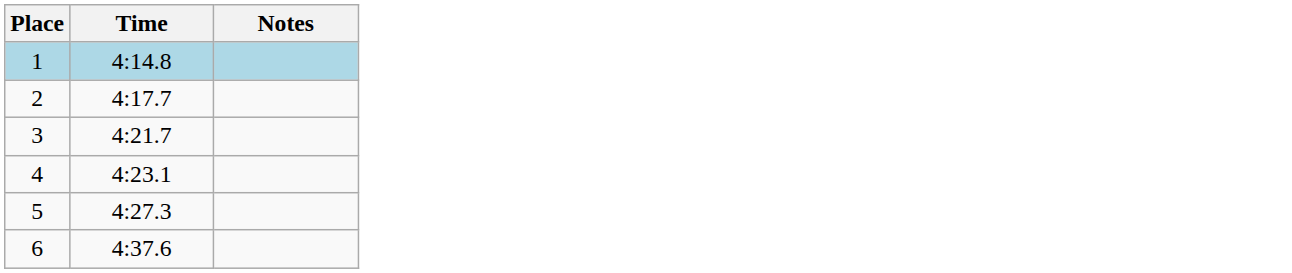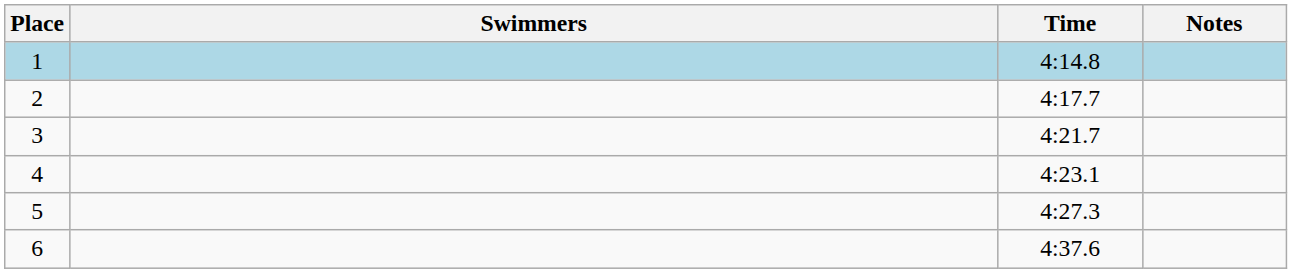+ column: (534, 23)
